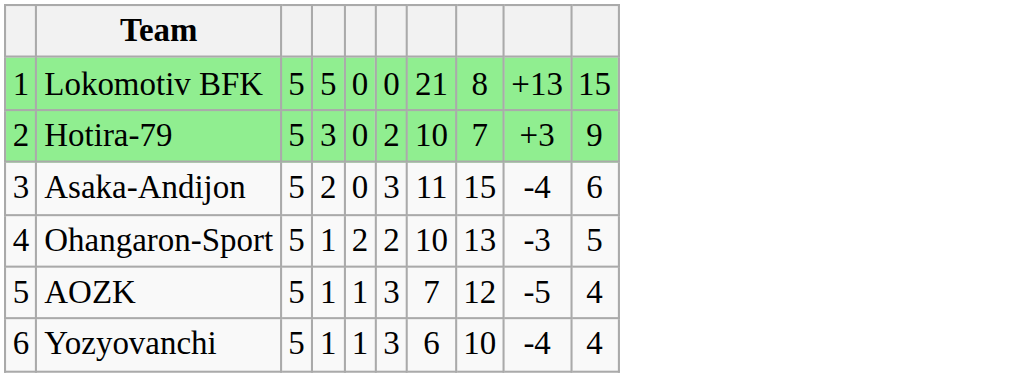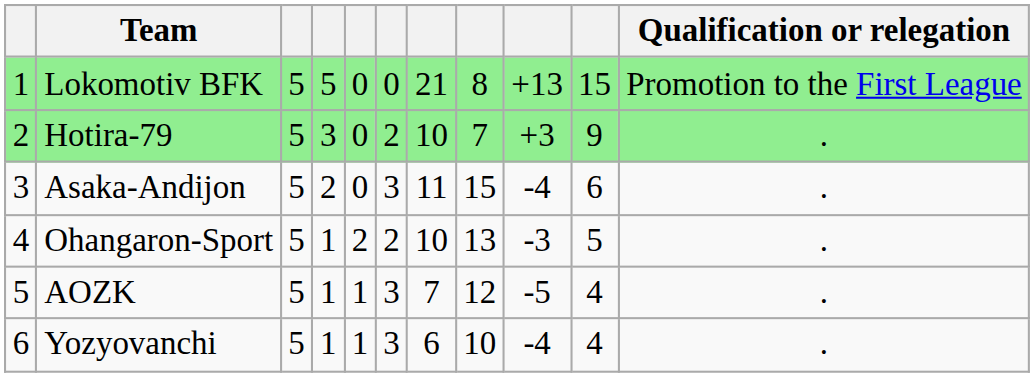+ column: (824, 30)
